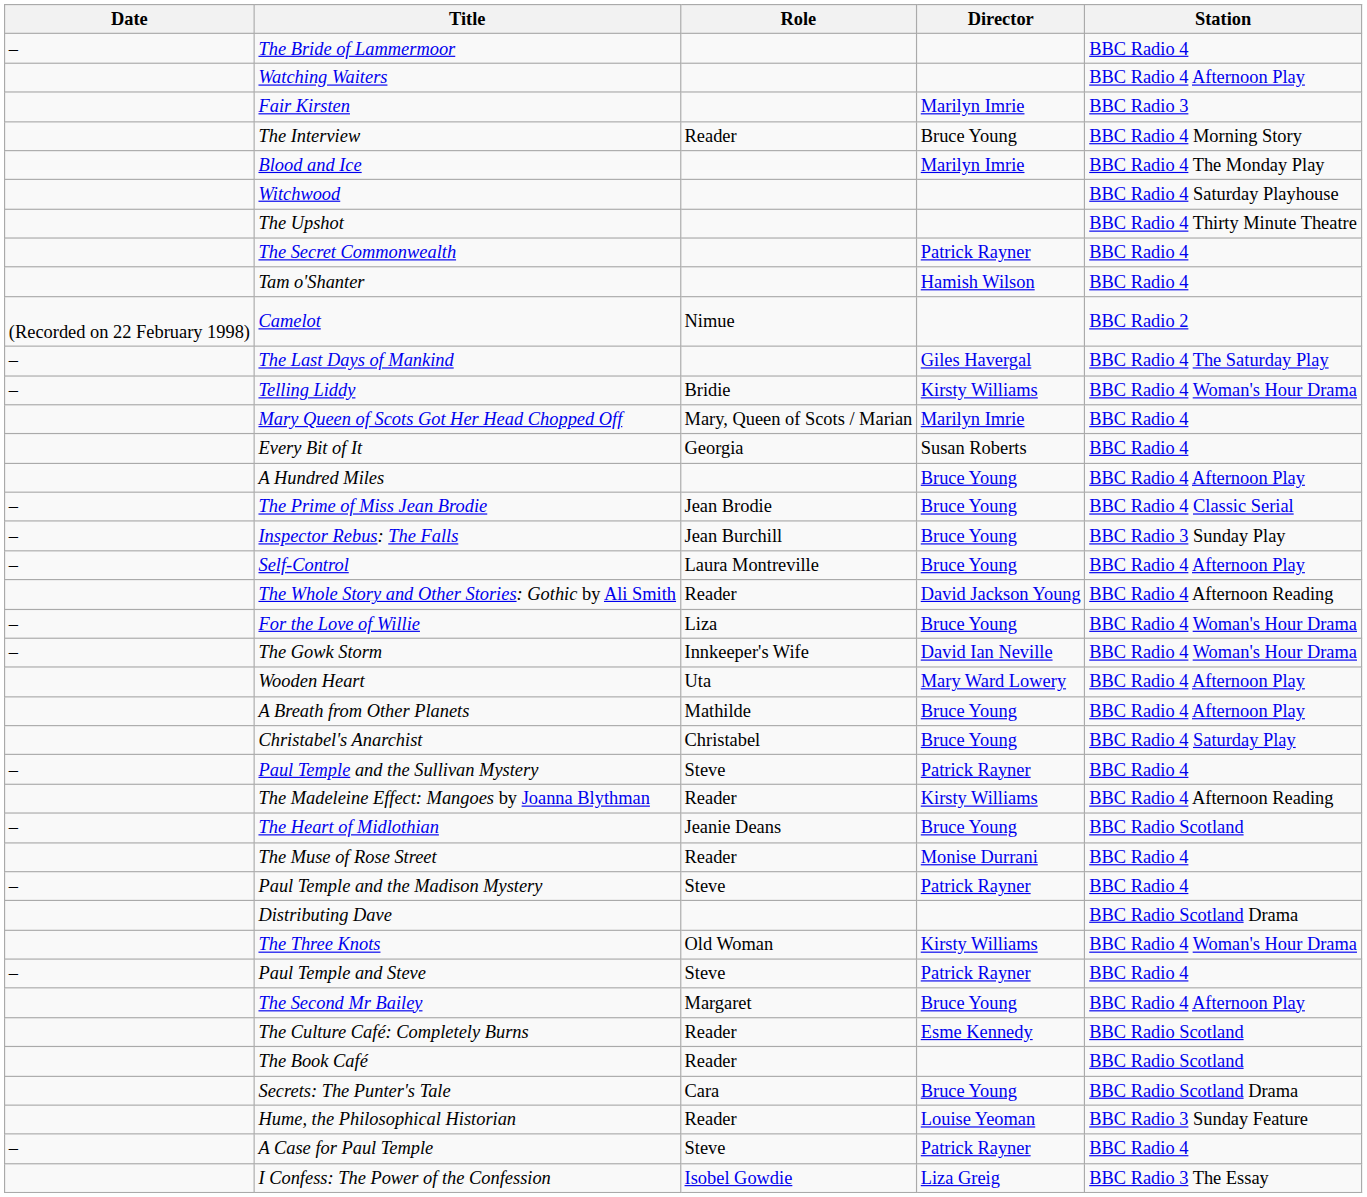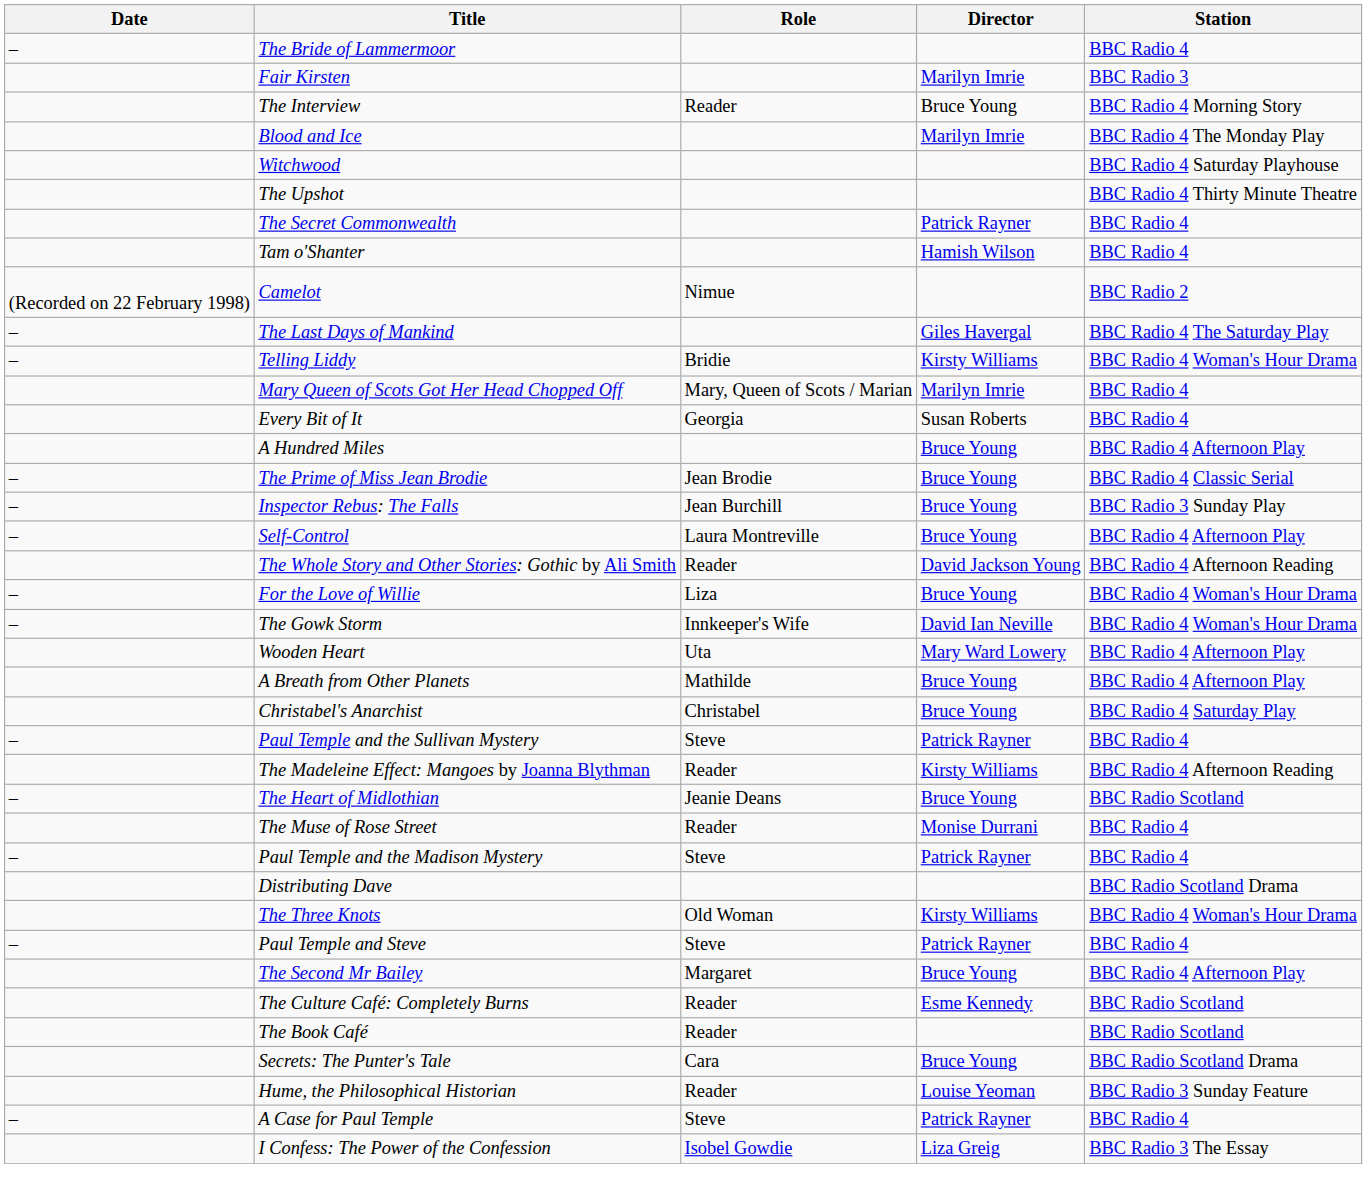- row: (323, 77)
